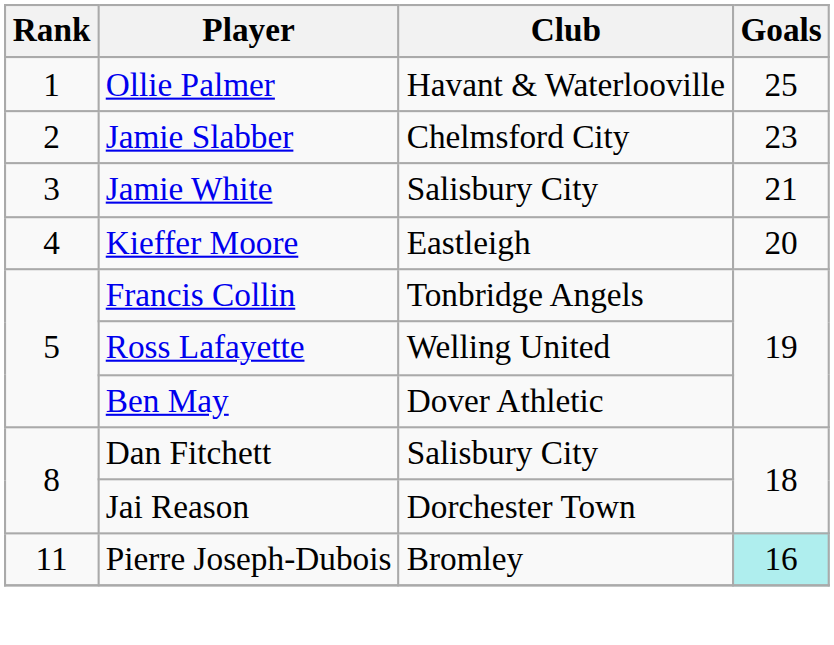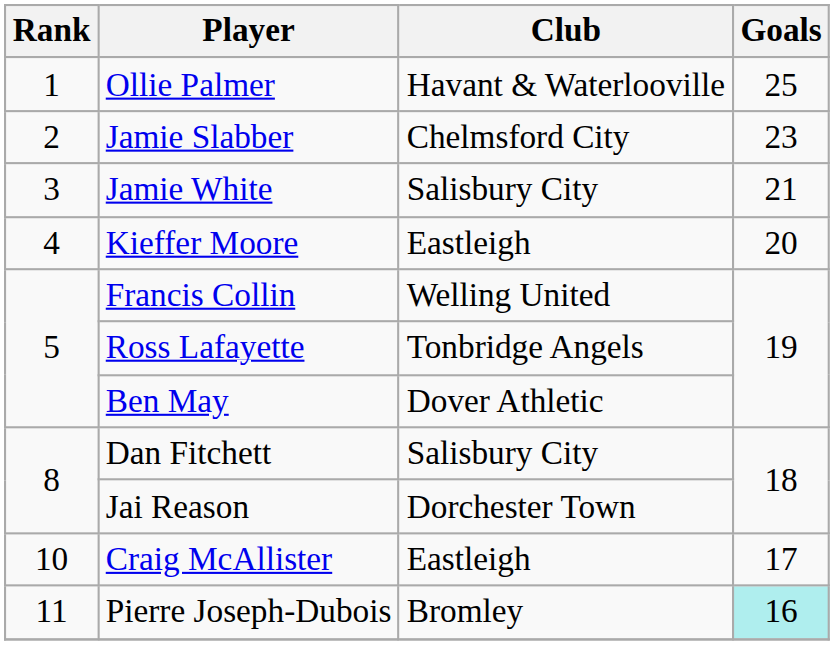(525, 294) Tonbridge Angels -> (508, 294) Welling United
(508, 347) Welling United -> (525, 347) Tonbridge Angels
+ row: (219, 558)
